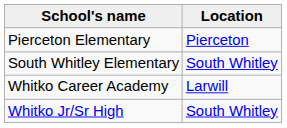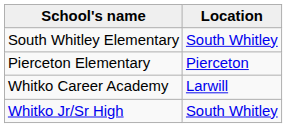rows swapped: (93, 63) <-> (79, 39)
